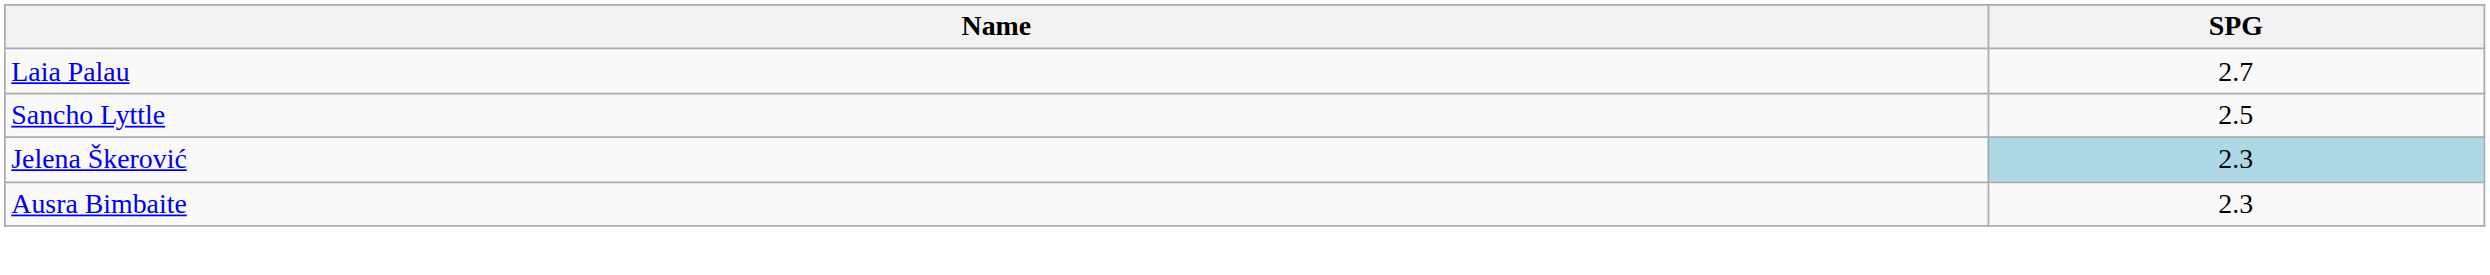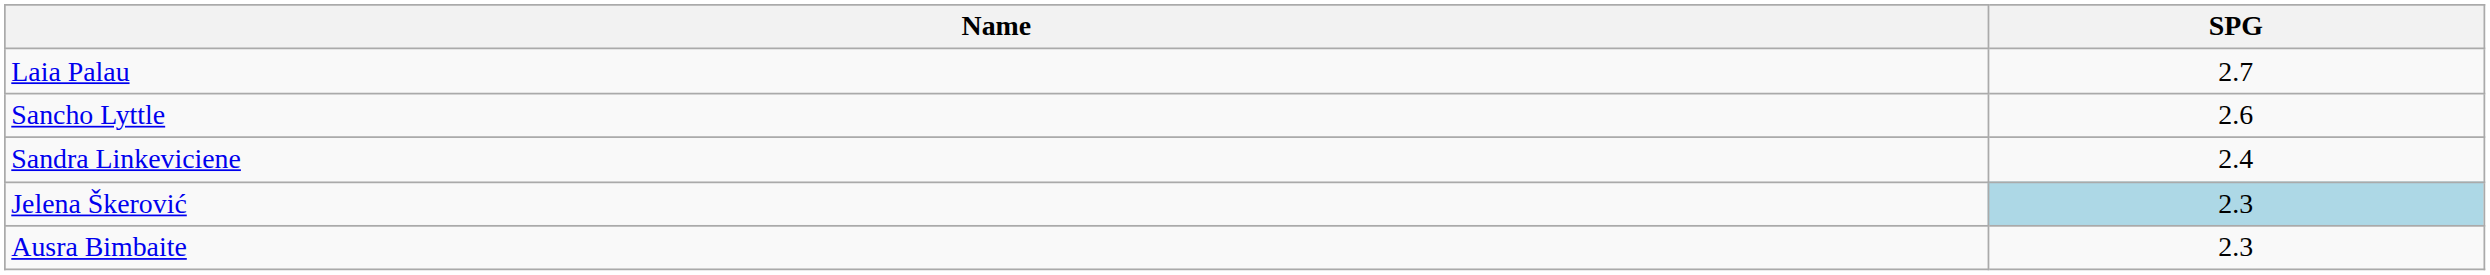(2236, 114) 2.5 -> (2236, 114) 2.6
+ row: (126, 159)
